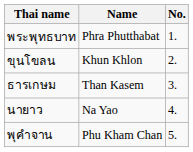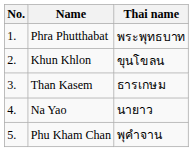columns swapped: (177, 14) <-> (42, 14)
